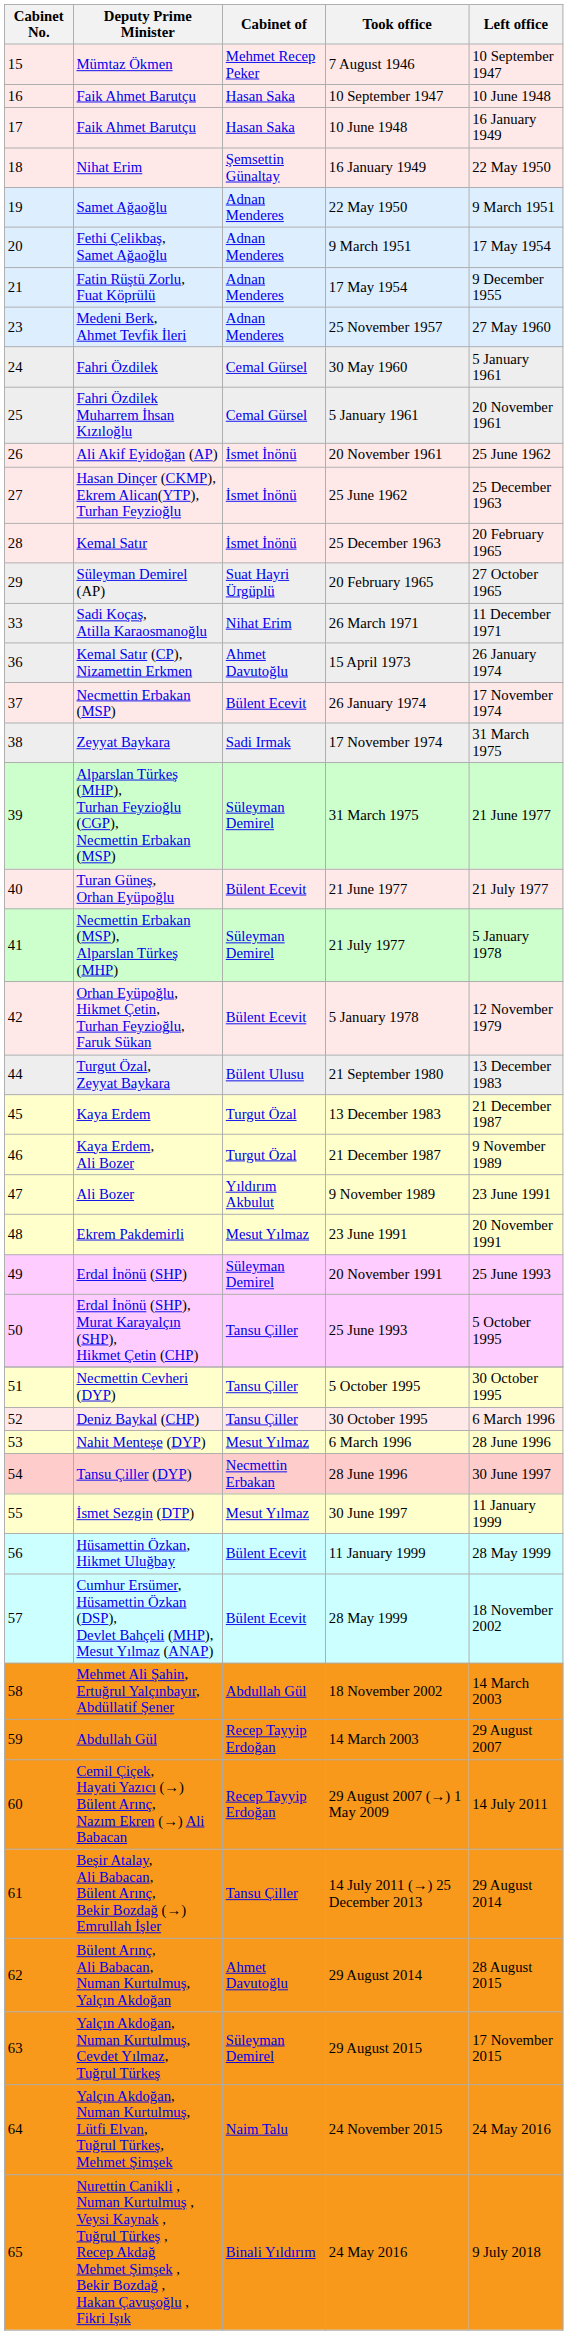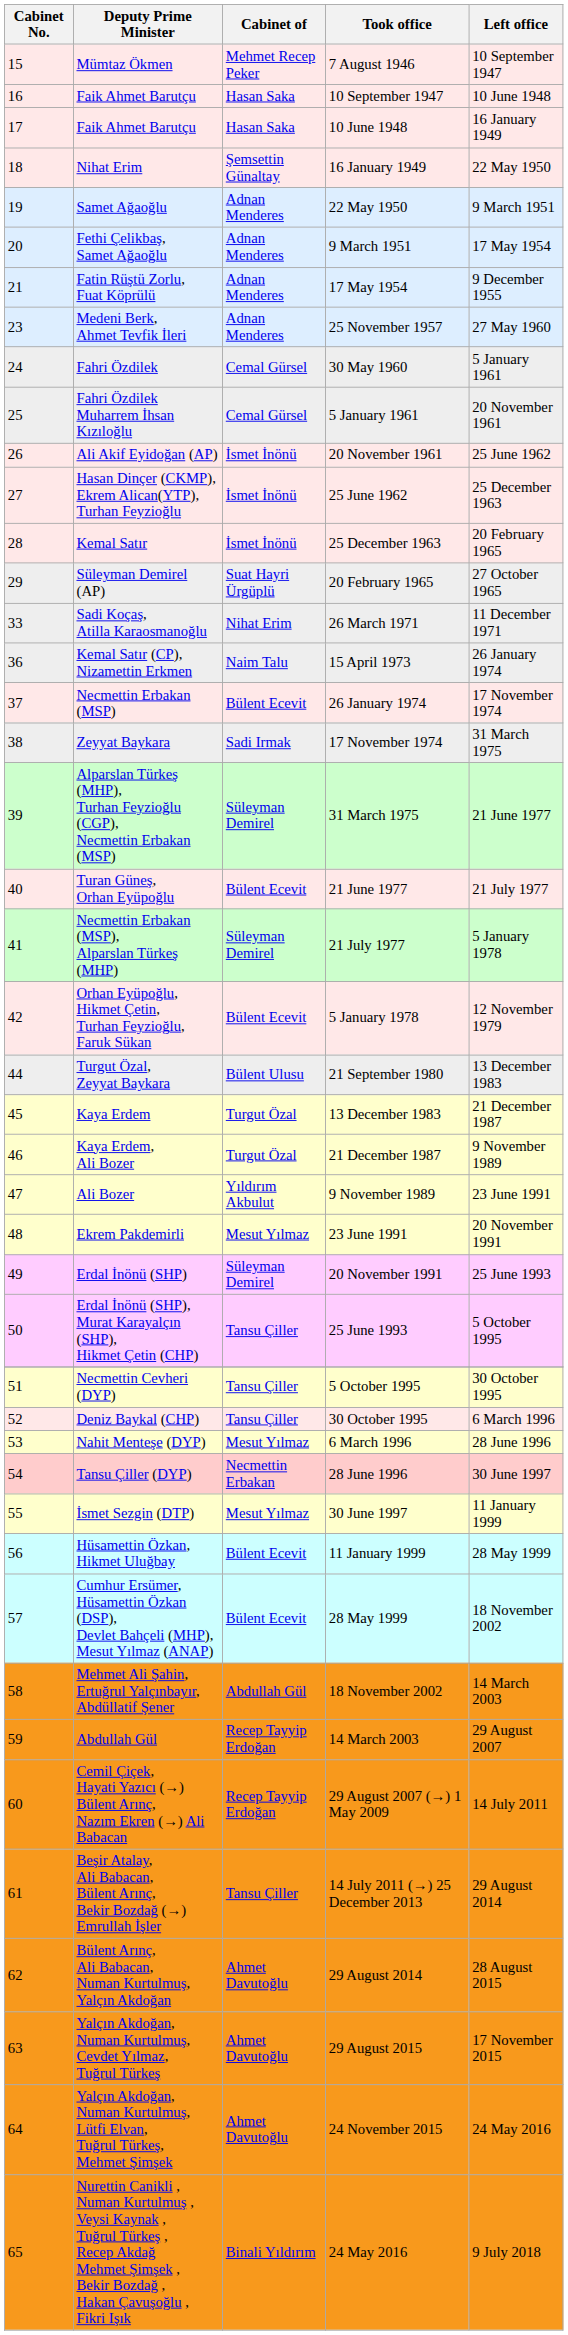(257, 662) Ahmet Davutoğlu -> (257, 662) Naim Talu
(255, 2048) Süleyman Demirel -> (257, 2048) Ahmet Davutoğlu
(257, 2129) Naim Talu -> (257, 2129) Ahmet Davutoğlu
